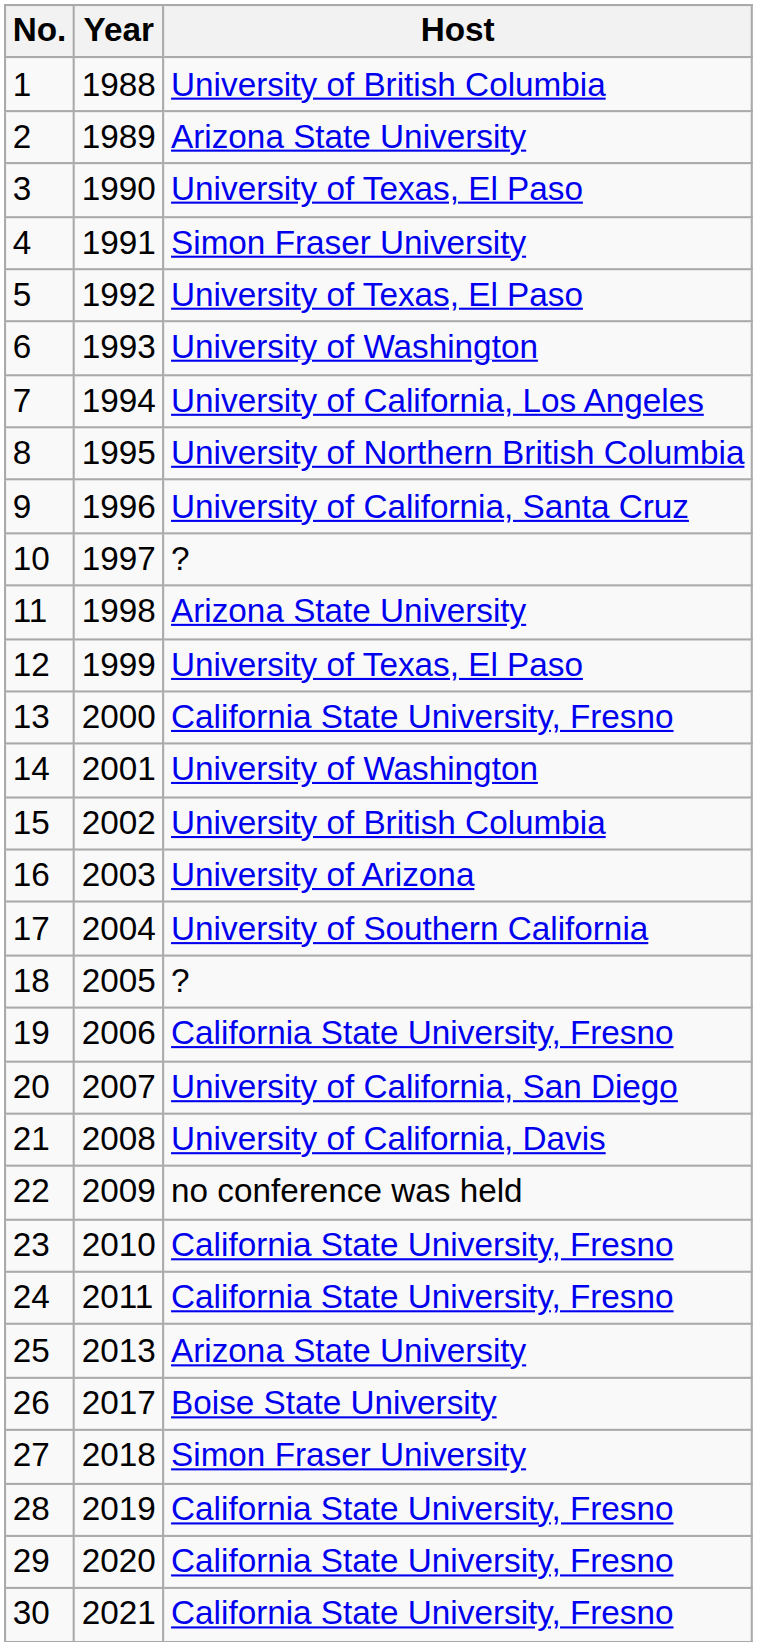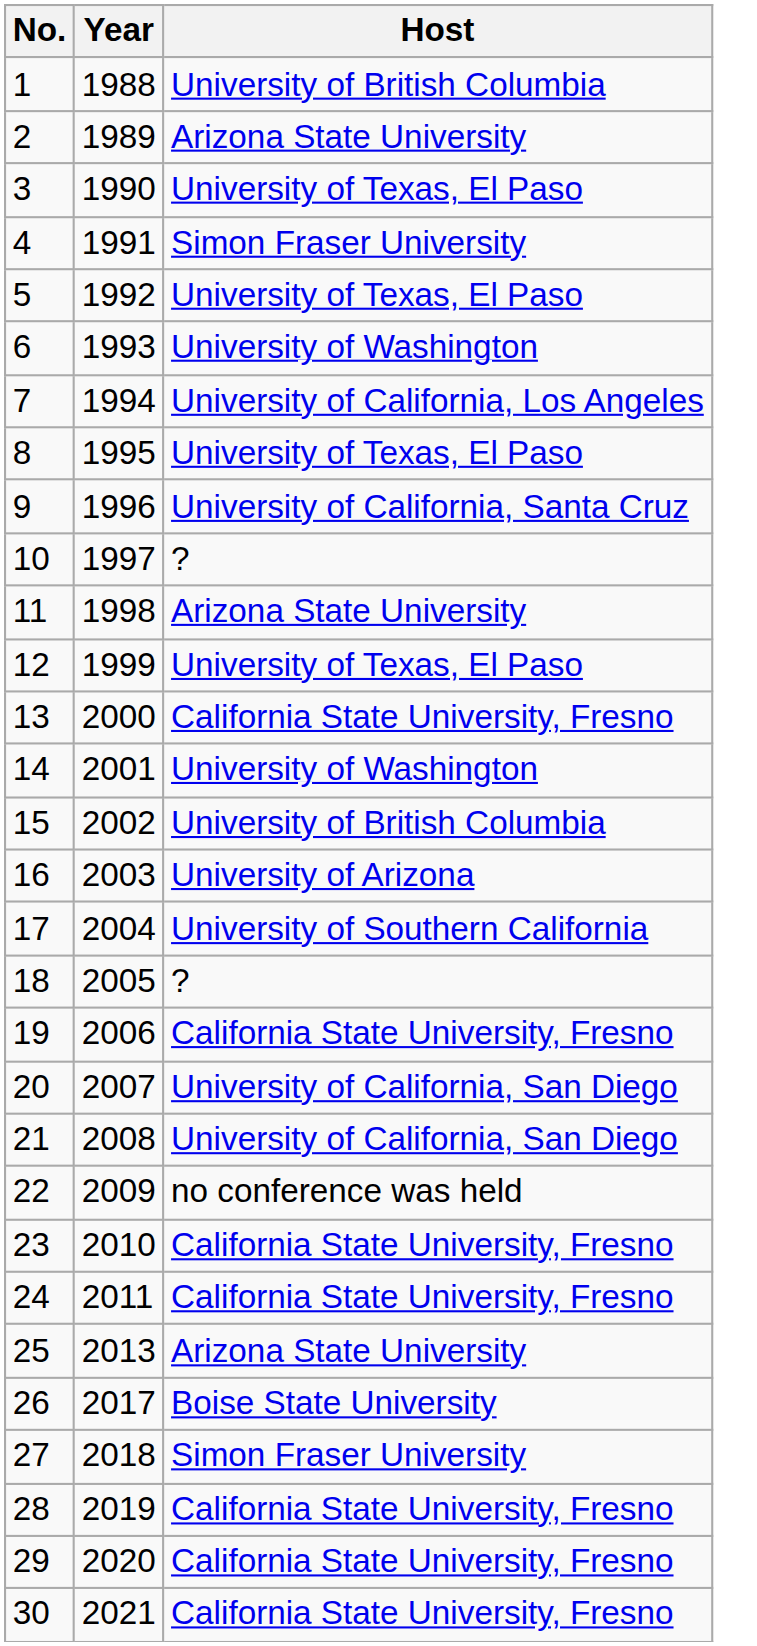(458, 453) University of Northern British Columbia -> (377, 453) University of Texas, El Paso
(388, 1139) University of California, Davis -> (424, 1139) University of California, San Diego
